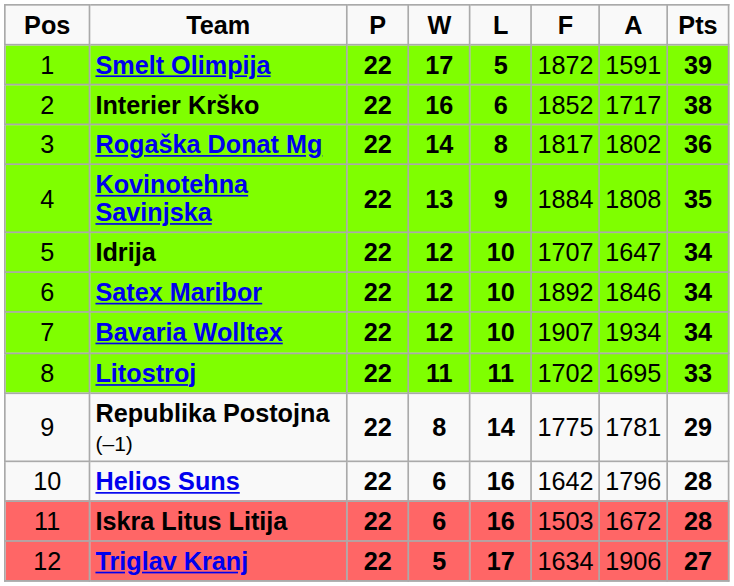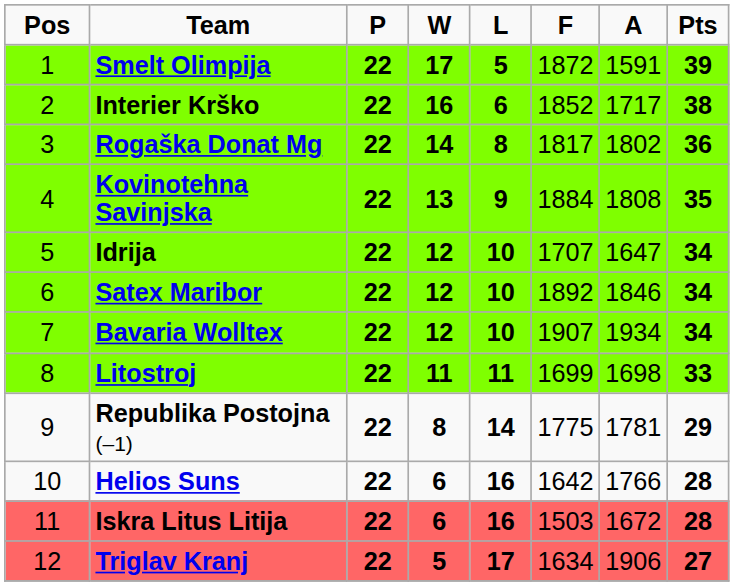(565, 373) 1702 -> (565, 373) 1699
(633, 373) 1695 -> (633, 373) 1698
(633, 481) 1796 -> (633, 481) 1766
